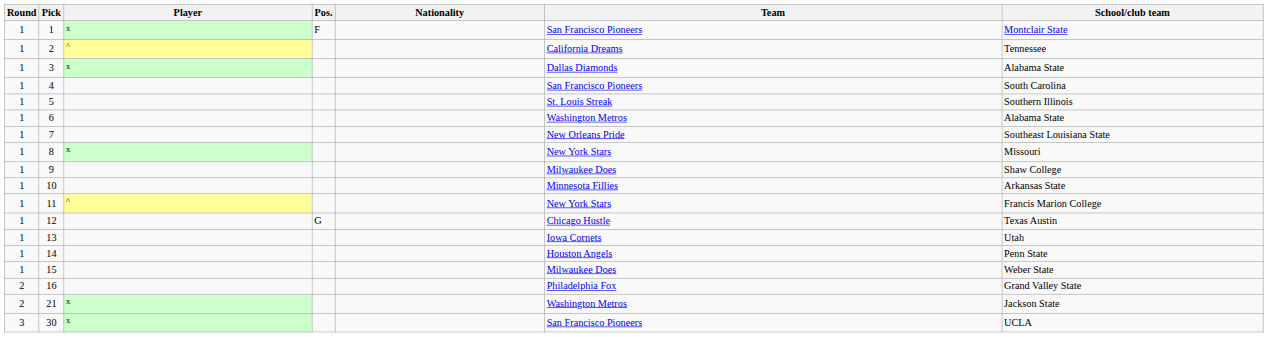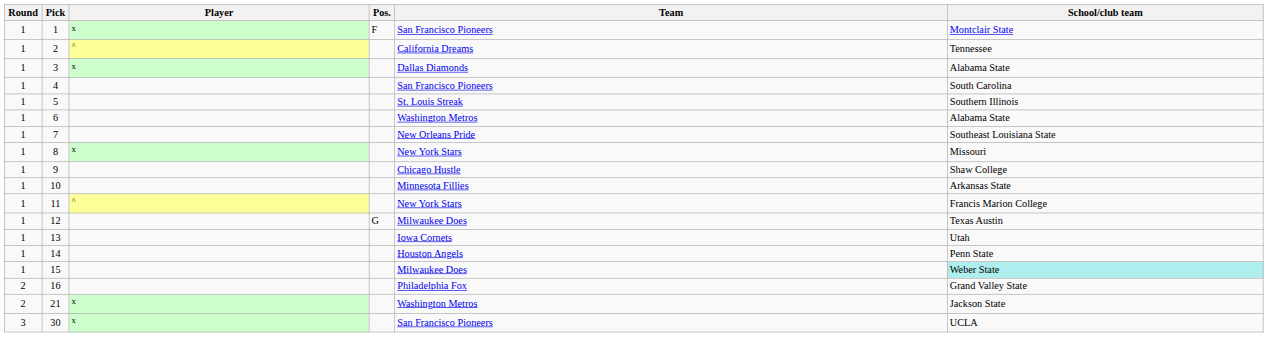- column: (440, 12)
(581, 169) Milwaukee Does -> (429, 169) Chicago Hustle
(578, 221) Chicago Hustle -> (432, 221) Milwaukee Does
(1029, 270) no background -> (975, 270) paleturquoise background
